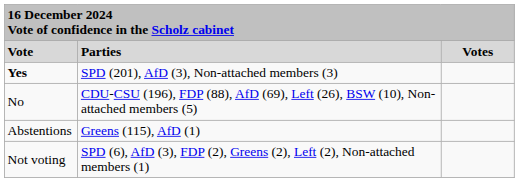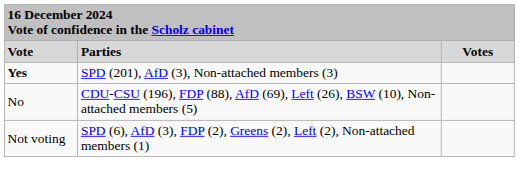- row: (40, 130)
